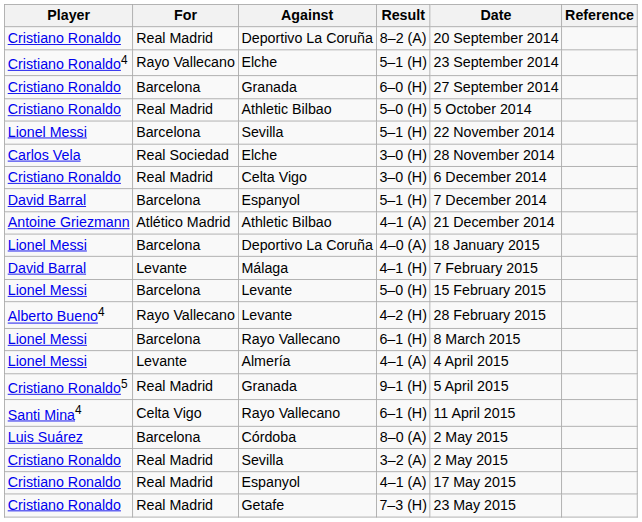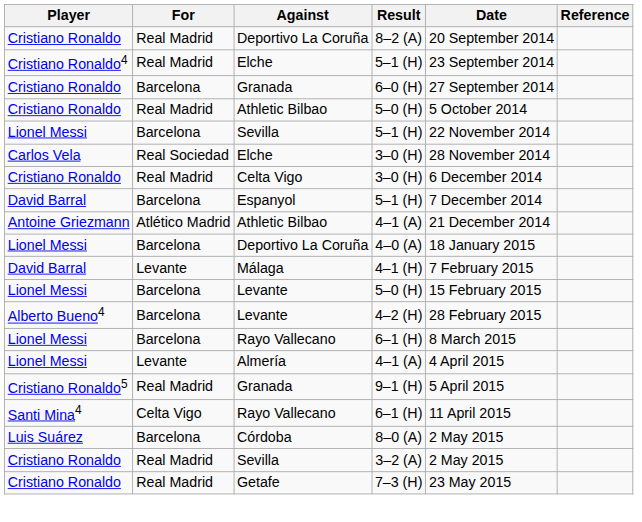(186, 62) Rayo Vallecano -> (175, 62) Real Madrid
(186, 315) Rayo Vallecano -> (168, 315) Barcelona
- row: (271, 482)
